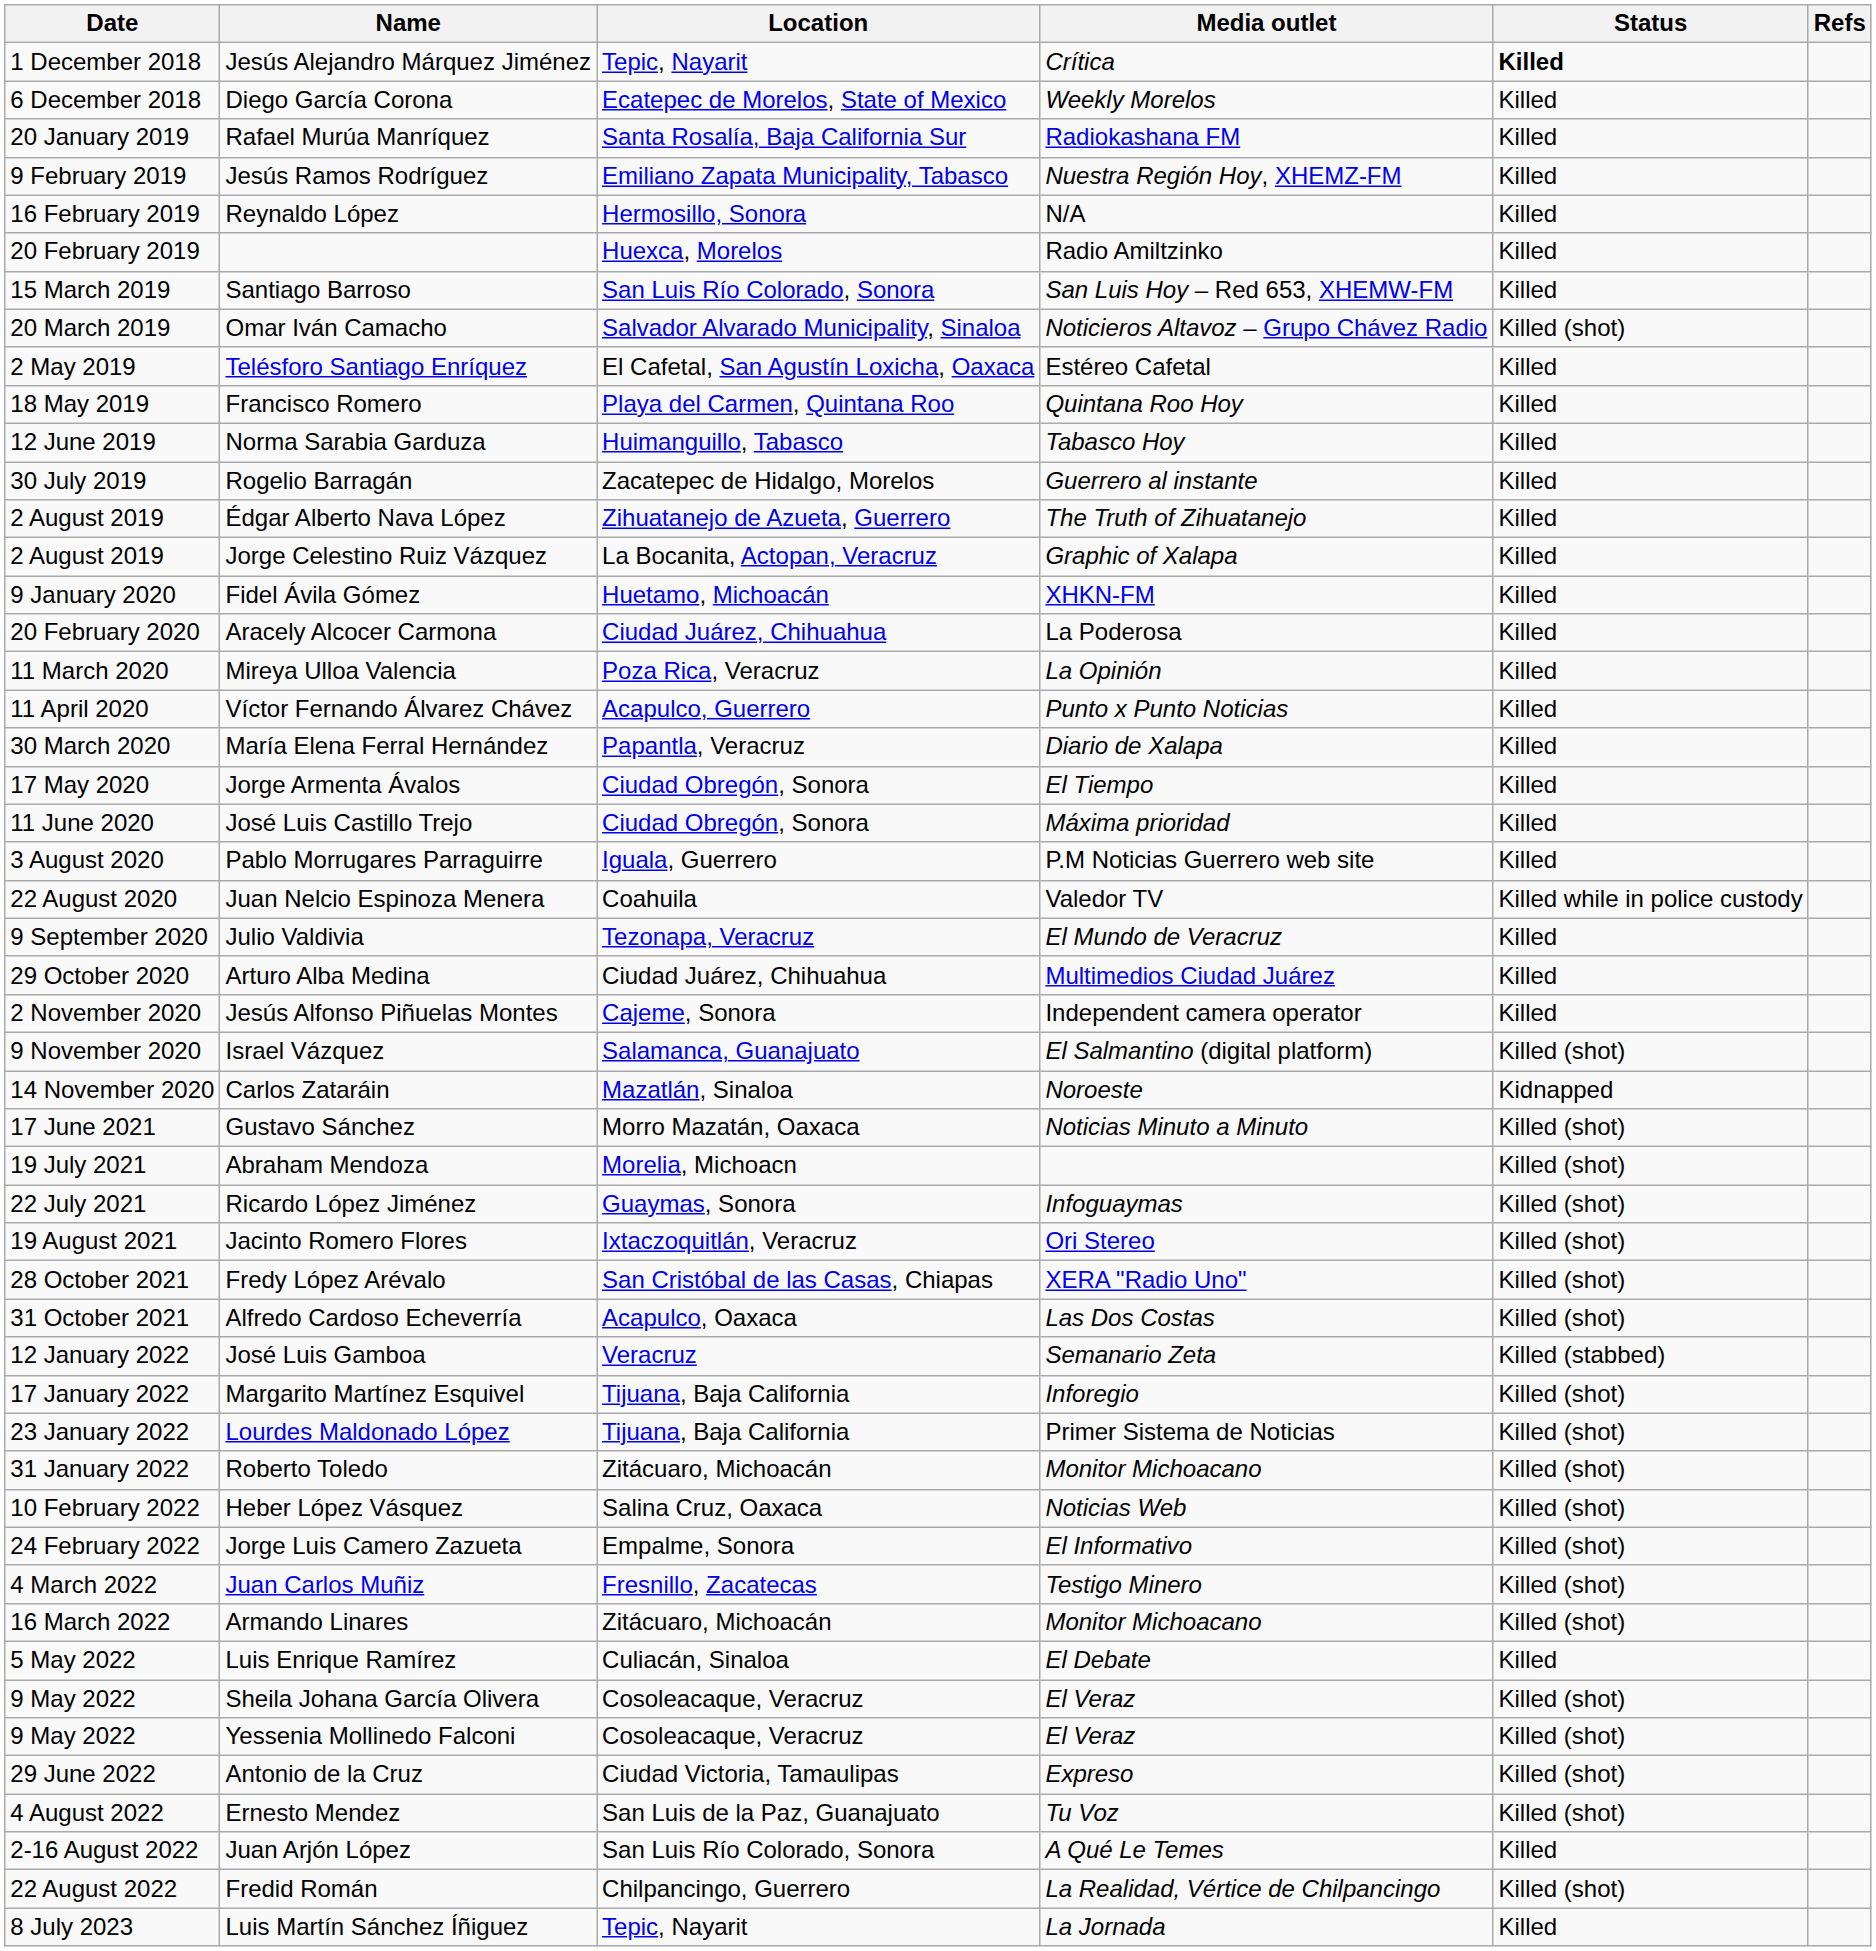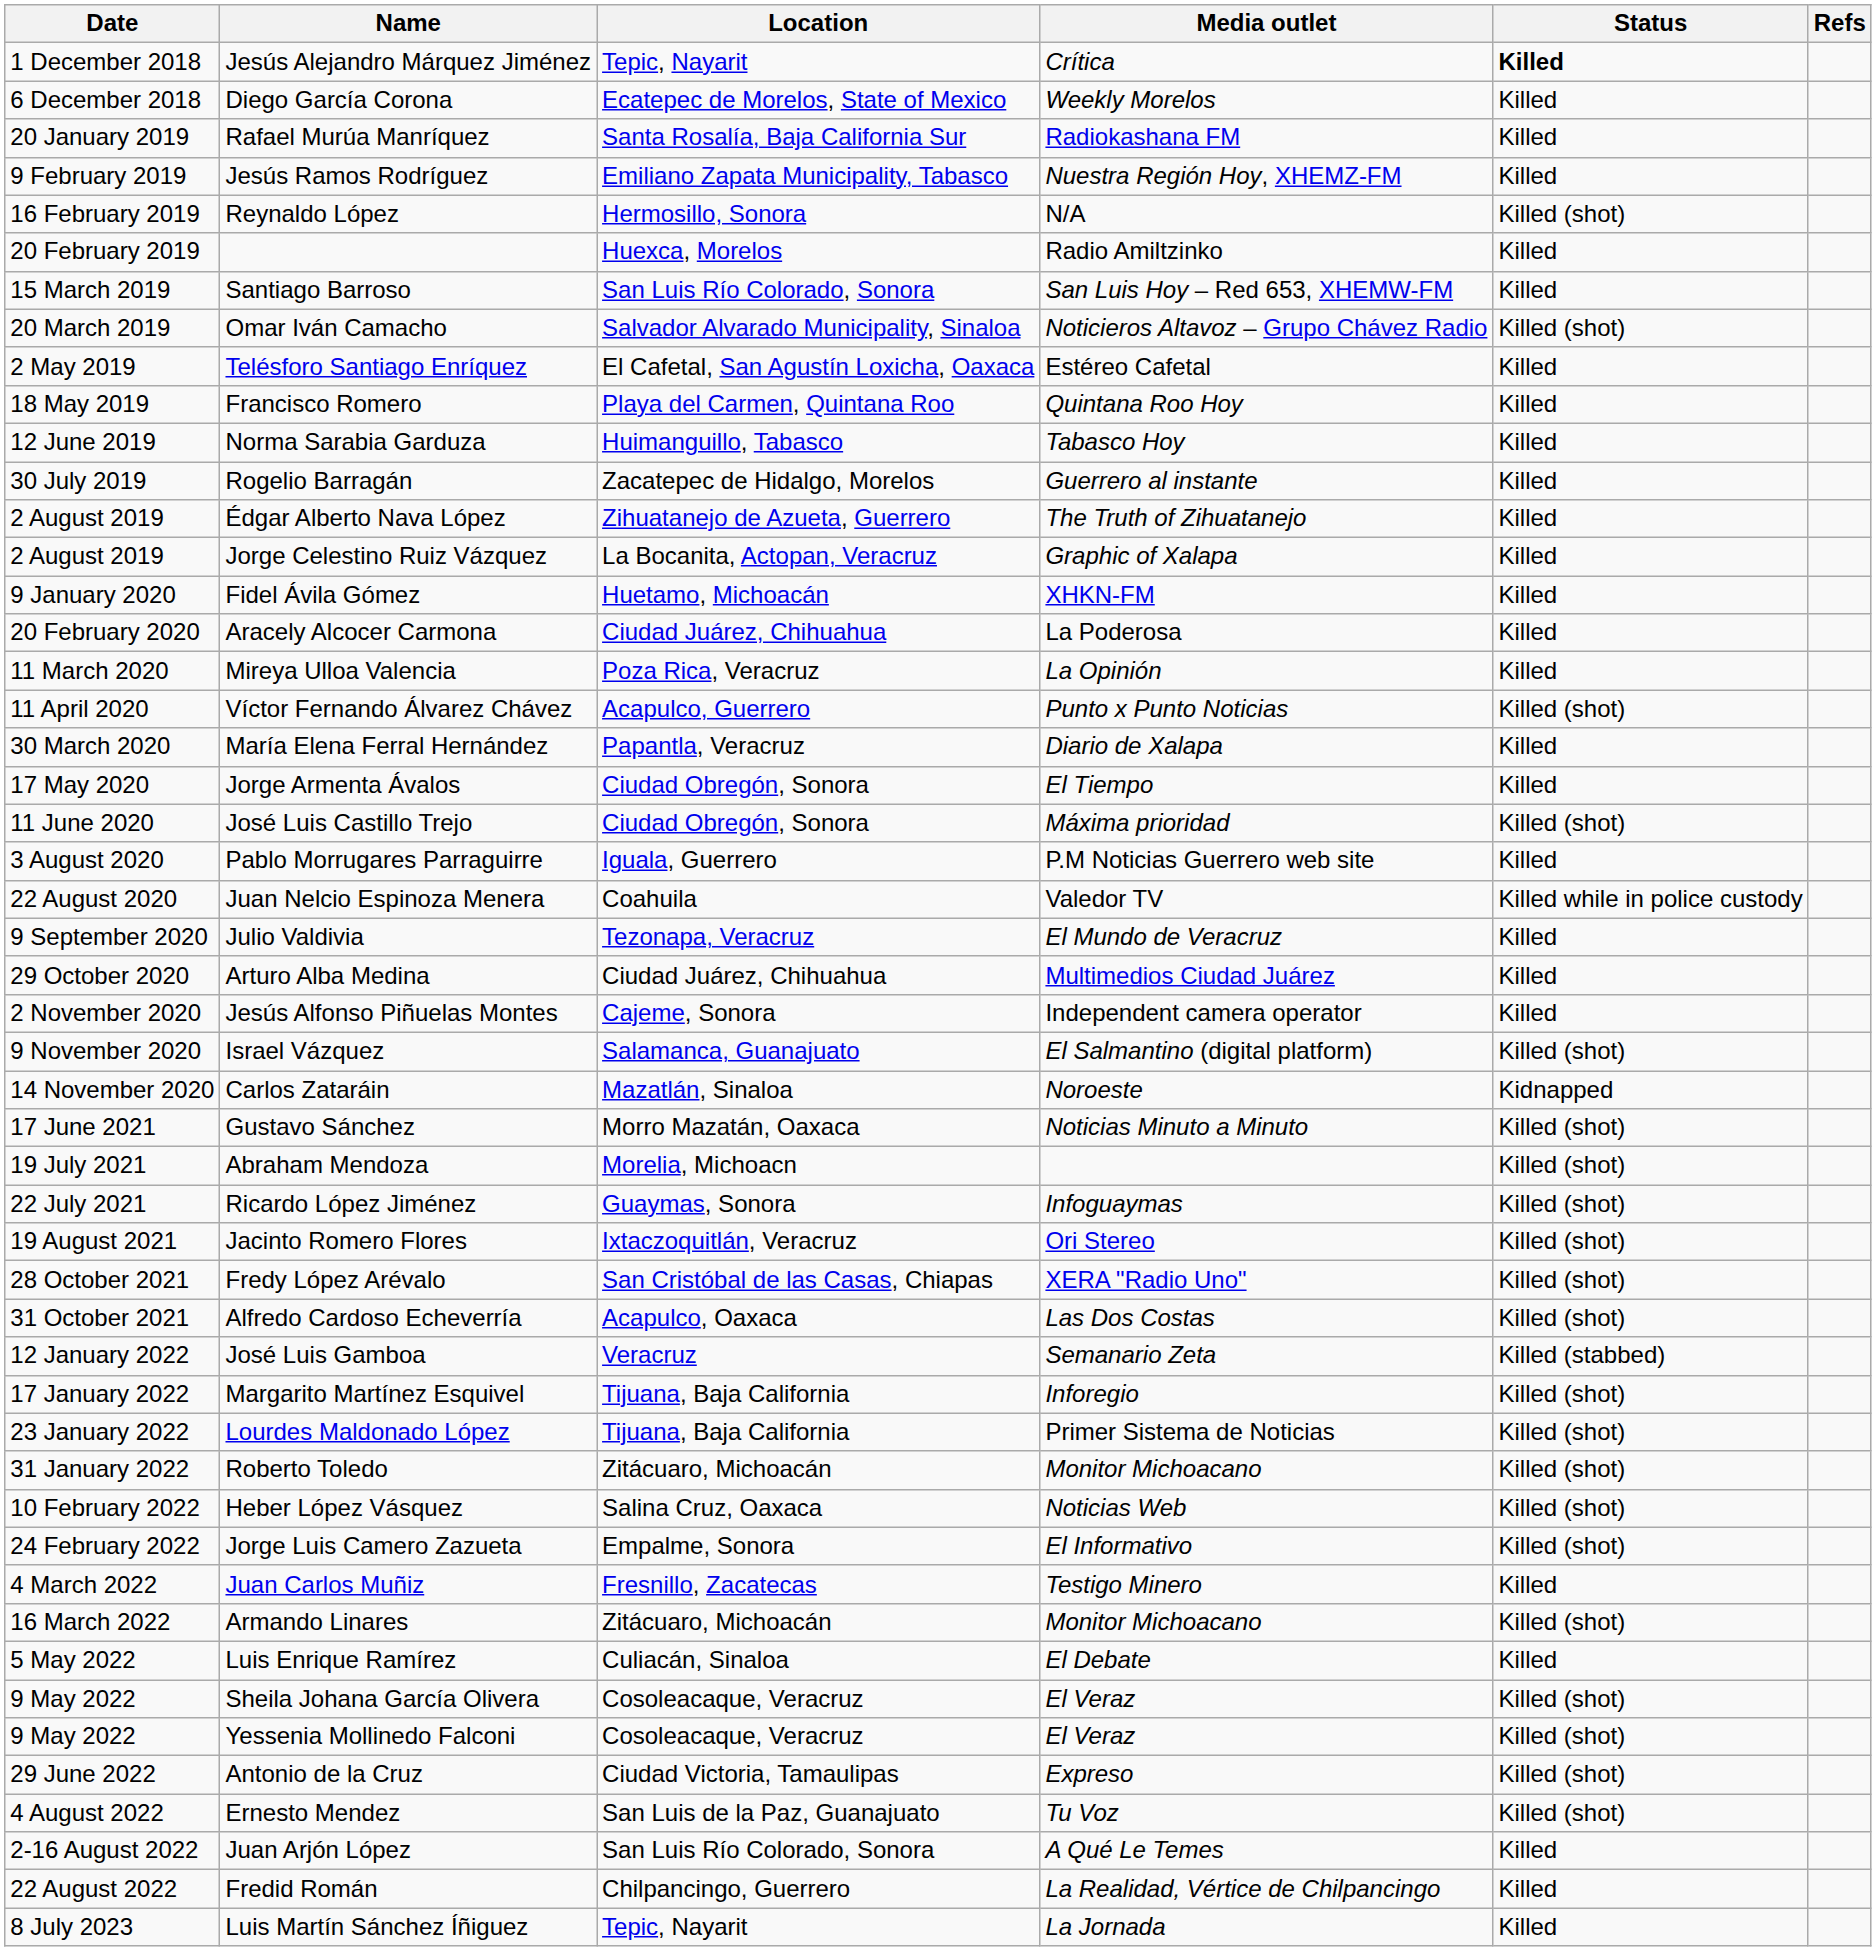(1528, 213) Killed -> (1562, 213) Killed (shot)
(1528, 708) Killed -> (1562, 708) Killed (shot)
(1528, 822) Killed -> (1562, 822) Killed (shot)
(1562, 1584) Killed (shot) -> (1528, 1584) Killed
(1562, 1888) Killed (shot) -> (1528, 1888) Killed
